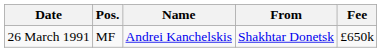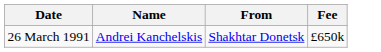- column: (108, 15)
